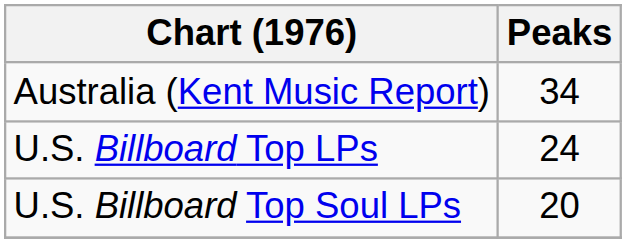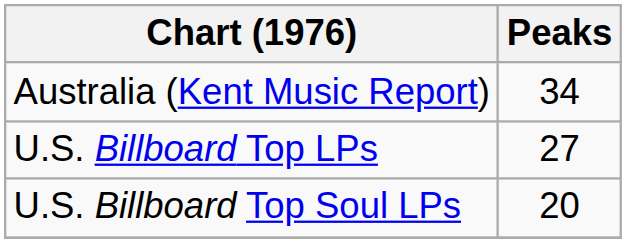(560, 149) 24 -> (560, 149) 27
